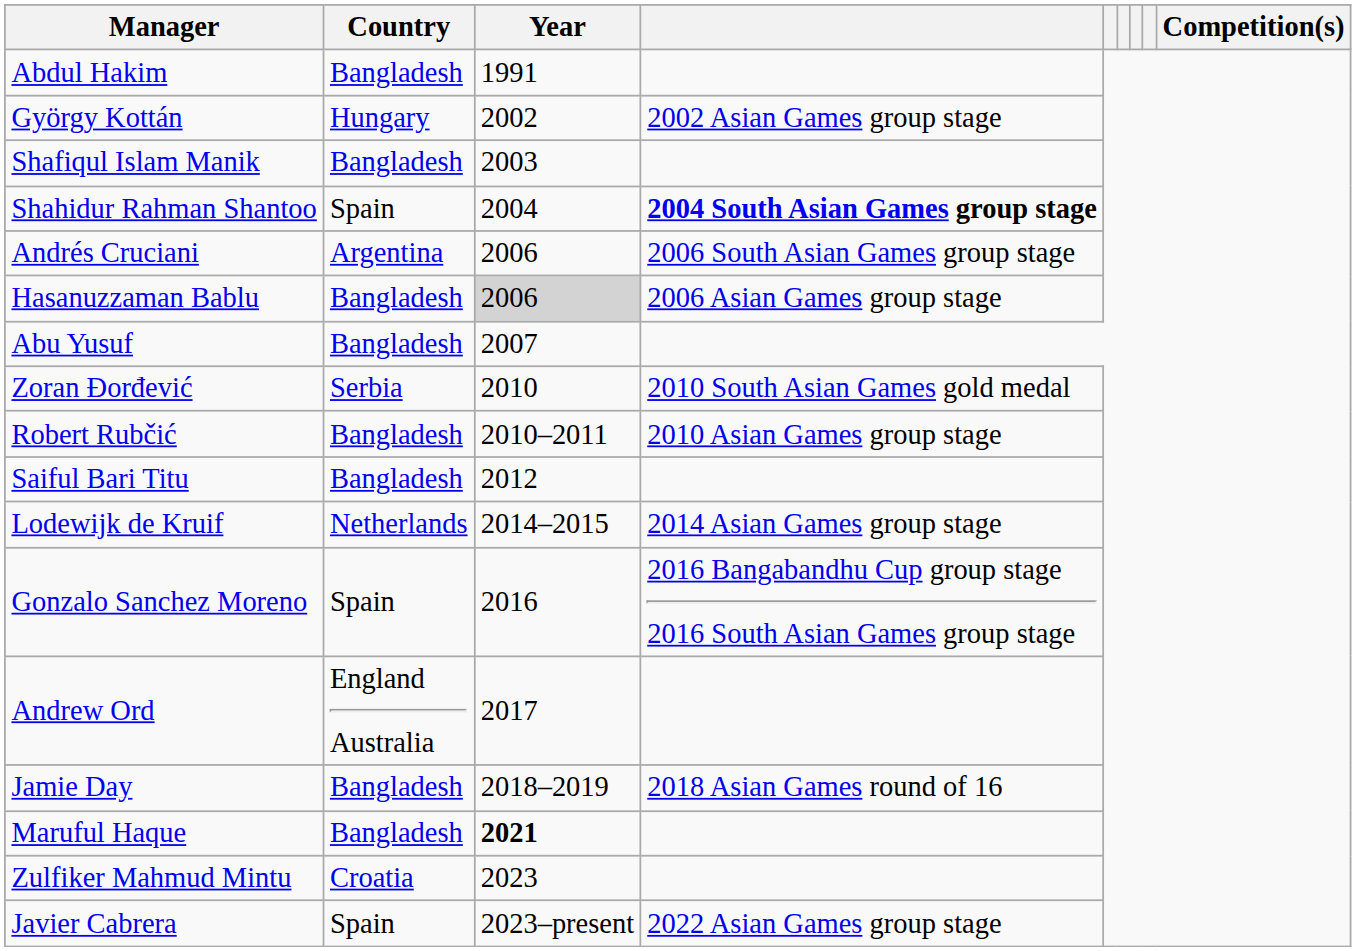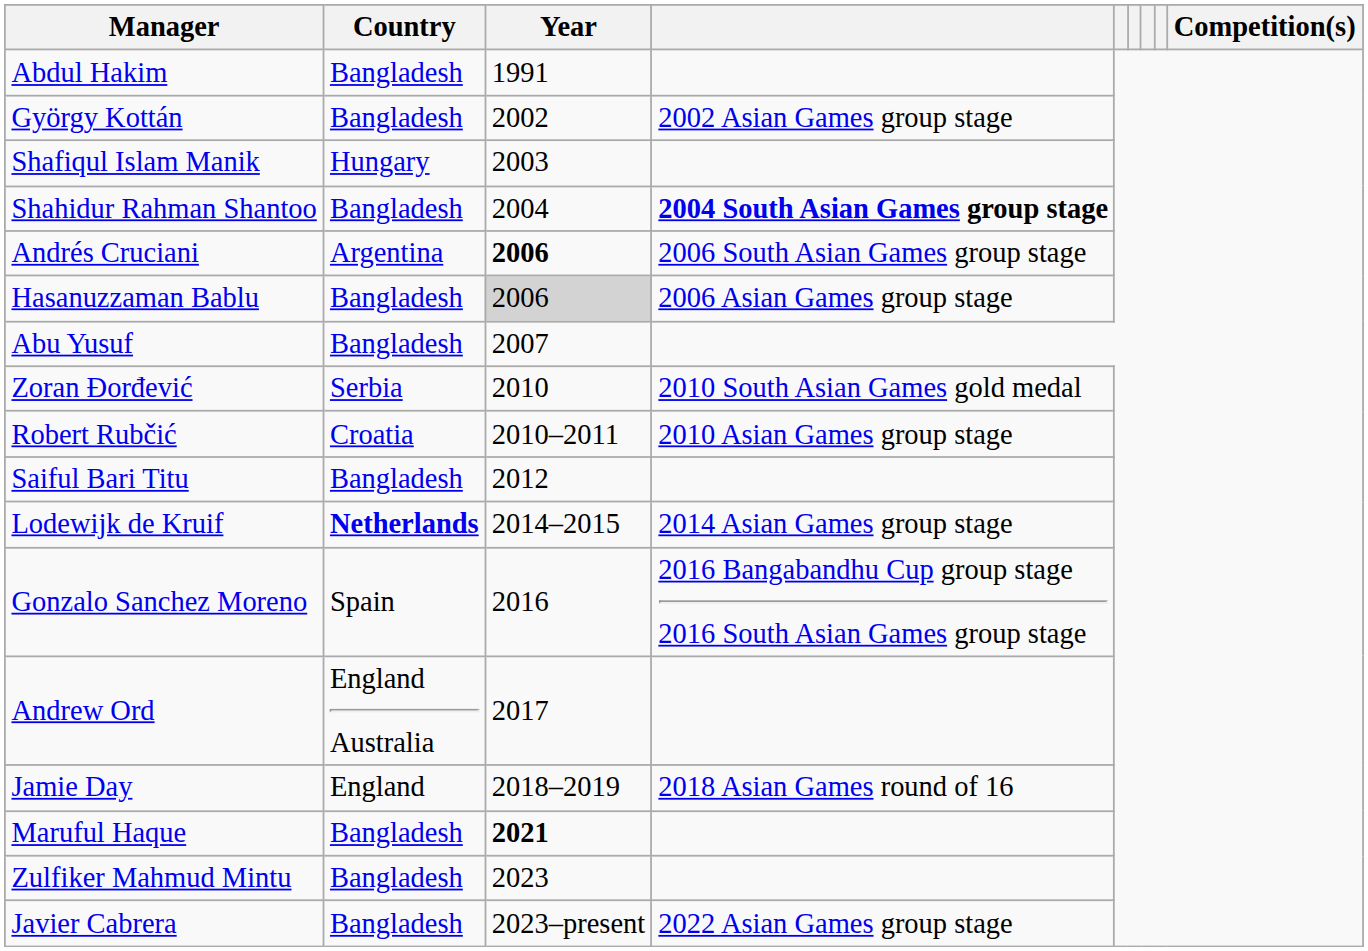(380, 117) Hungary -> (396, 117) Bangladesh
(396, 162) Bangladesh -> (380, 162) Hungary
(362, 207) Spain -> (396, 207) Bangladesh
(509, 252) normal -> (520, 252) bold
(396, 433) Bangladesh -> (372, 433) Croatia
(399, 523) normal -> (404, 523) bold
(396, 787) Bangladesh -> (377, 787) England
(372, 877) Croatia -> (396, 877) Bangladesh
(362, 923) Spain -> (396, 923) Bangladesh
